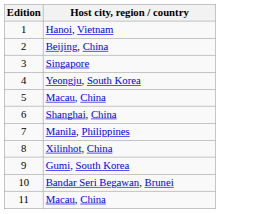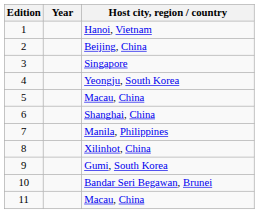+ column: (62, 13)
